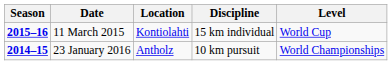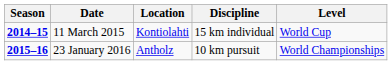(27, 32) 2015–16 -> (27, 32) 2014–15
(27, 50) 2014–15 -> (27, 50) 2015–16
